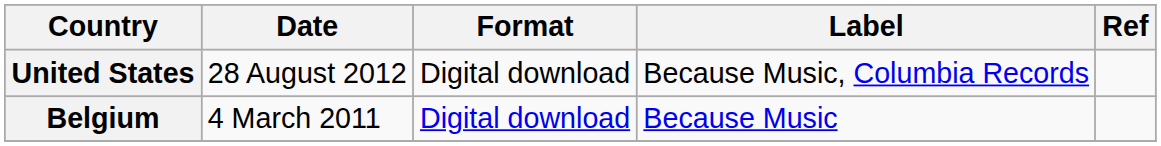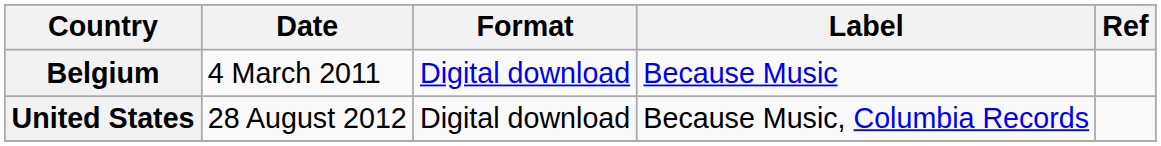rows swapped: (103, 118) <-> (103, 72)
